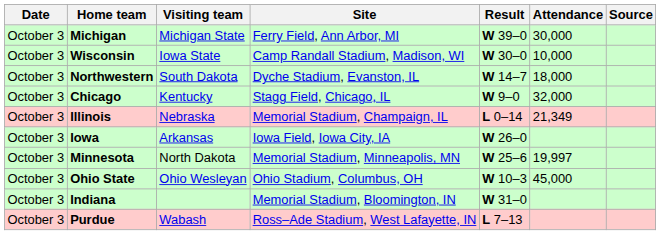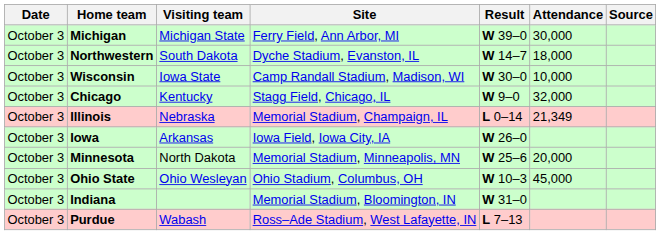rows swapped: (112, 76) <-> (102, 56)
(553, 158) 19,997 -> (553, 158) 20,000
